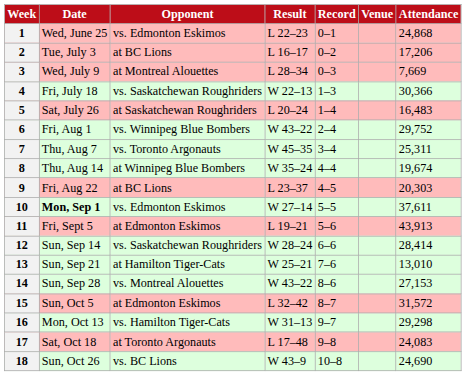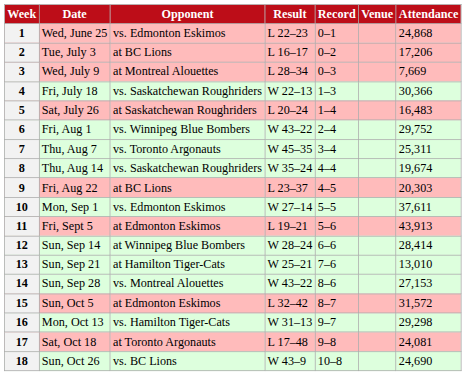(179, 168) at Winnipeg Blue Bombers -> (187, 168) vs. Saskatchewan Roughriders
(71, 206) bold -> (70, 206) normal
(187, 245) vs. Saskatchewan Roughriders -> (179, 245) at Winnipeg Blue Bombers
(416, 341) 24,083 -> (416, 341) 24,081
